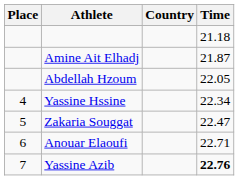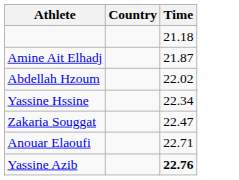- column: (23, 15)
(215, 79) 22.05 -> (178, 79) 22.02
